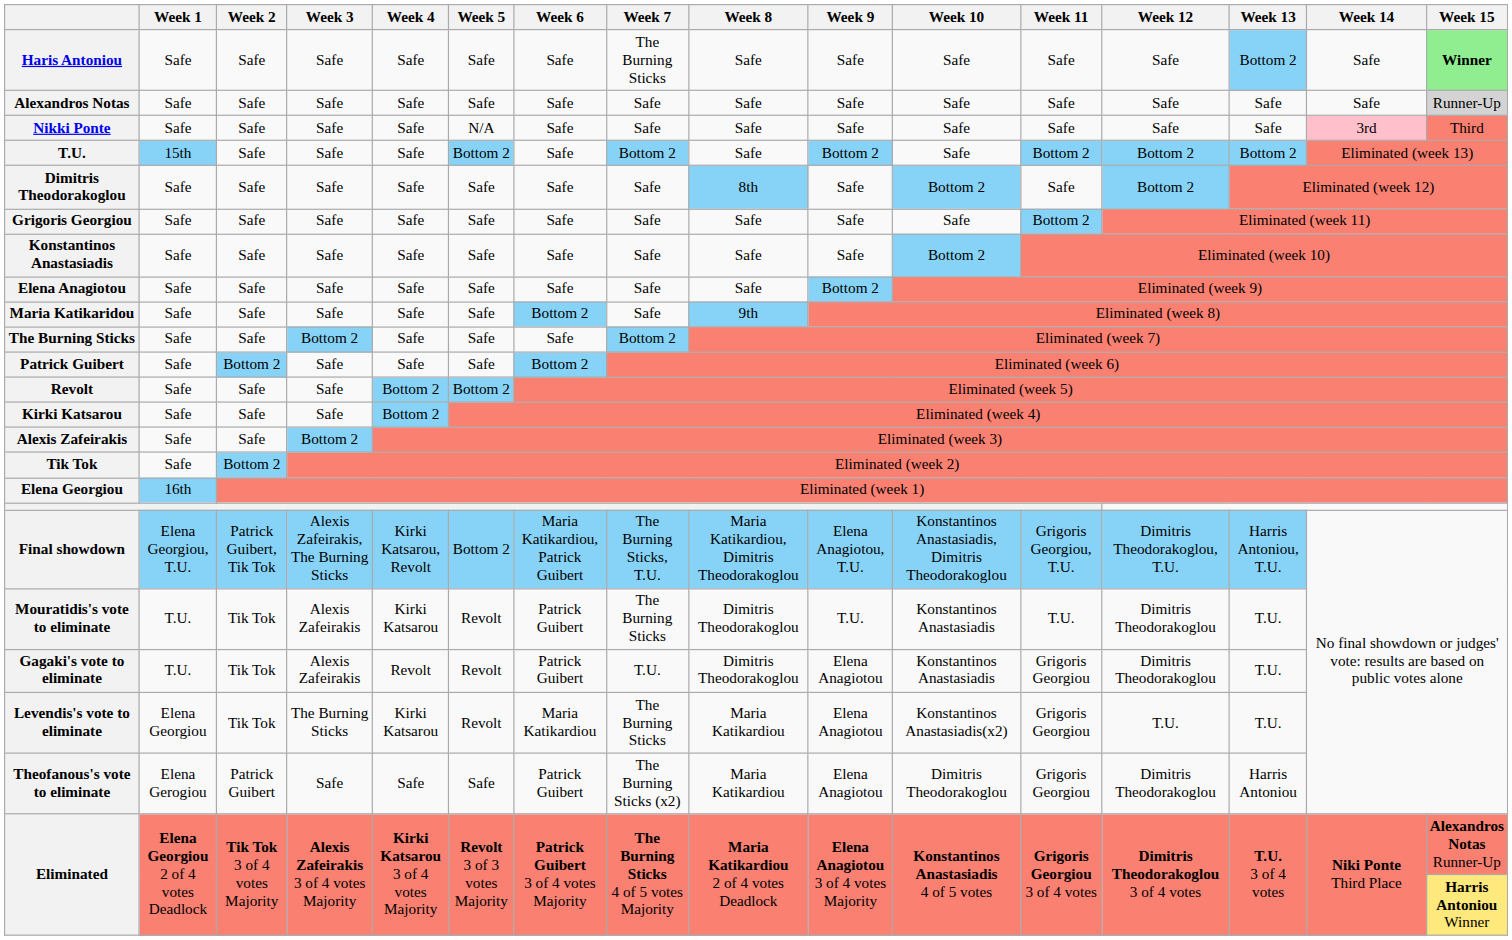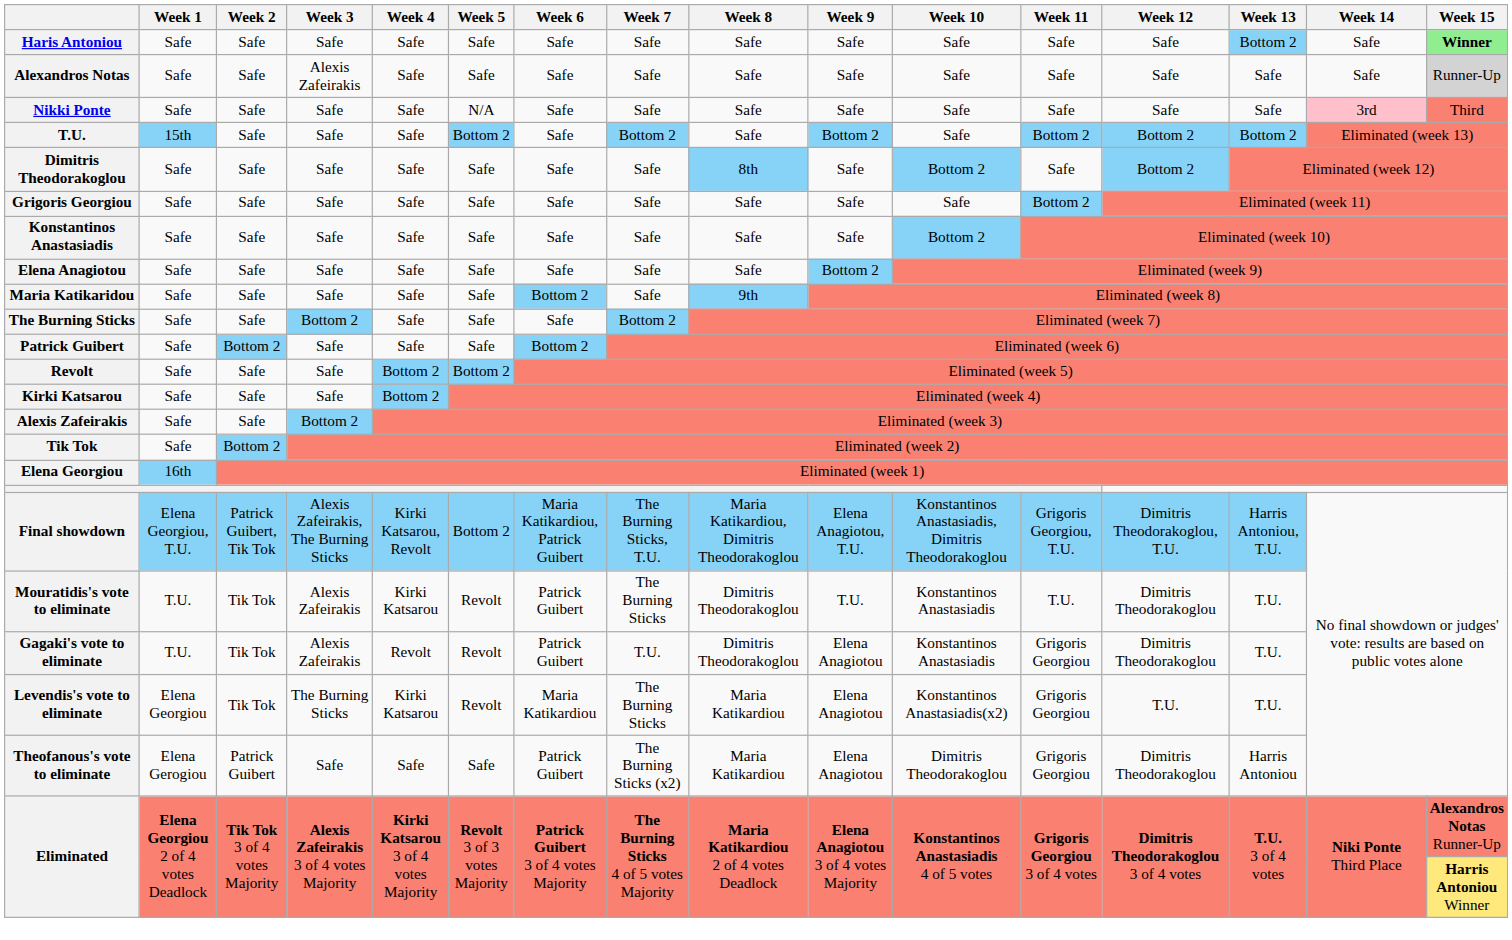(647, 59) The Burning Sticks -> (647, 41) Safe
(330, 102) Safe -> (330, 75) Alexis Zafeirakis
